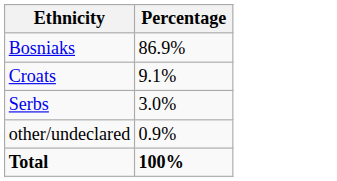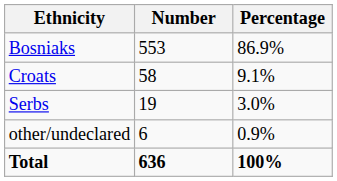+ column: (184, 18)
